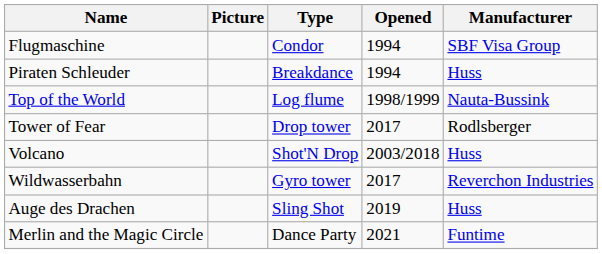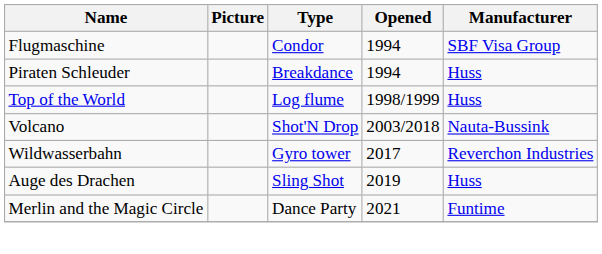(498, 99) Nauta-Bussink -> (465, 99) Huss
- row: (57, 126)
(465, 153) Huss -> (498, 126) Nauta-Bussink
